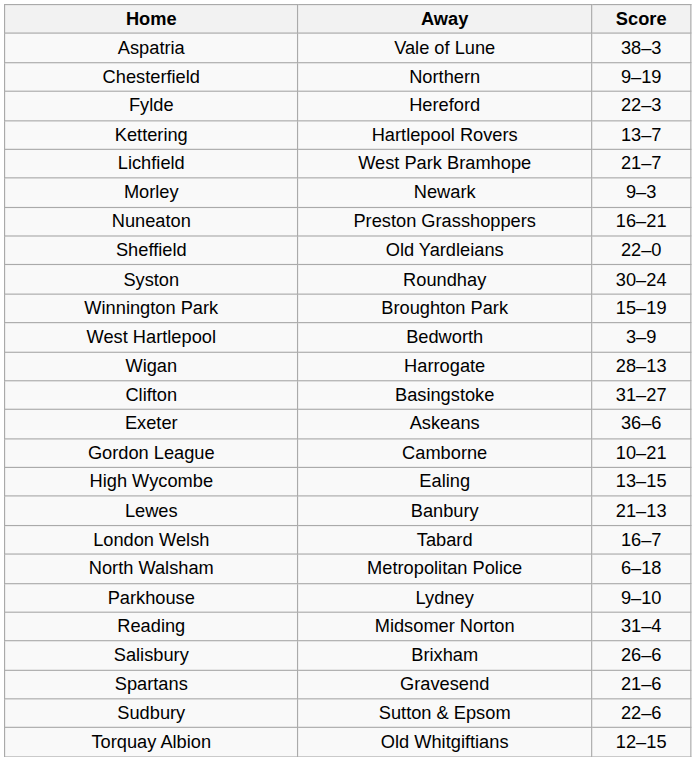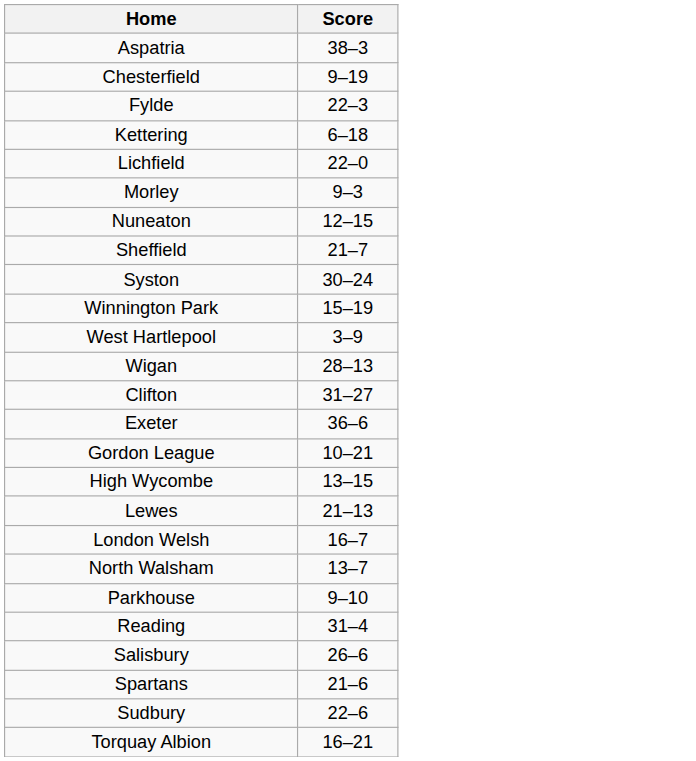- column: (445, 18)
(641, 134) 13–7 -> (348, 134) 6–18
(641, 163) 21–7 -> (348, 163) 22–0
(641, 221) 16–21 -> (348, 221) 12–15
(641, 250) 22–0 -> (348, 250) 21–7
(641, 568) 6–18 -> (348, 568) 13–7
(641, 742) 12–15 -> (348, 742) 16–21
